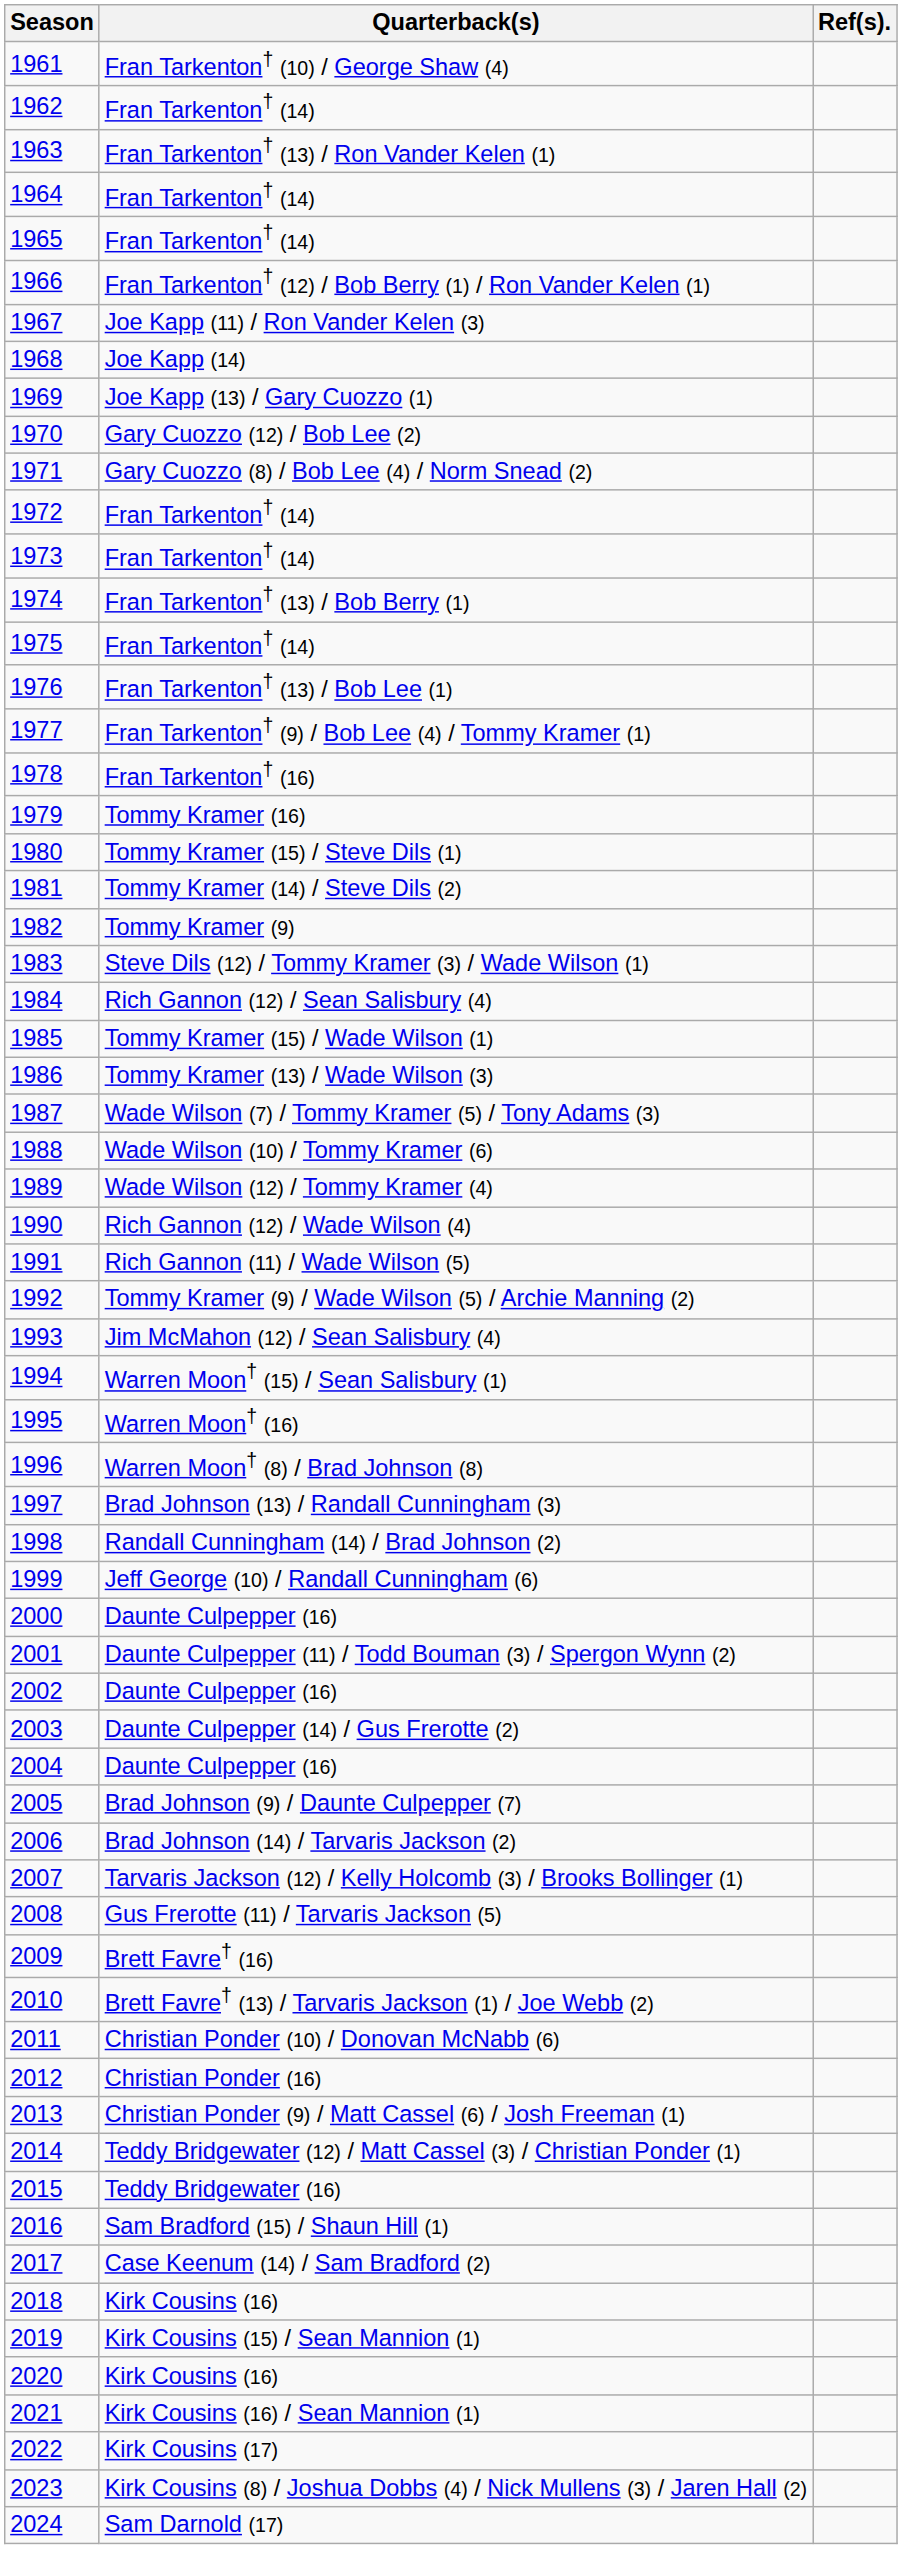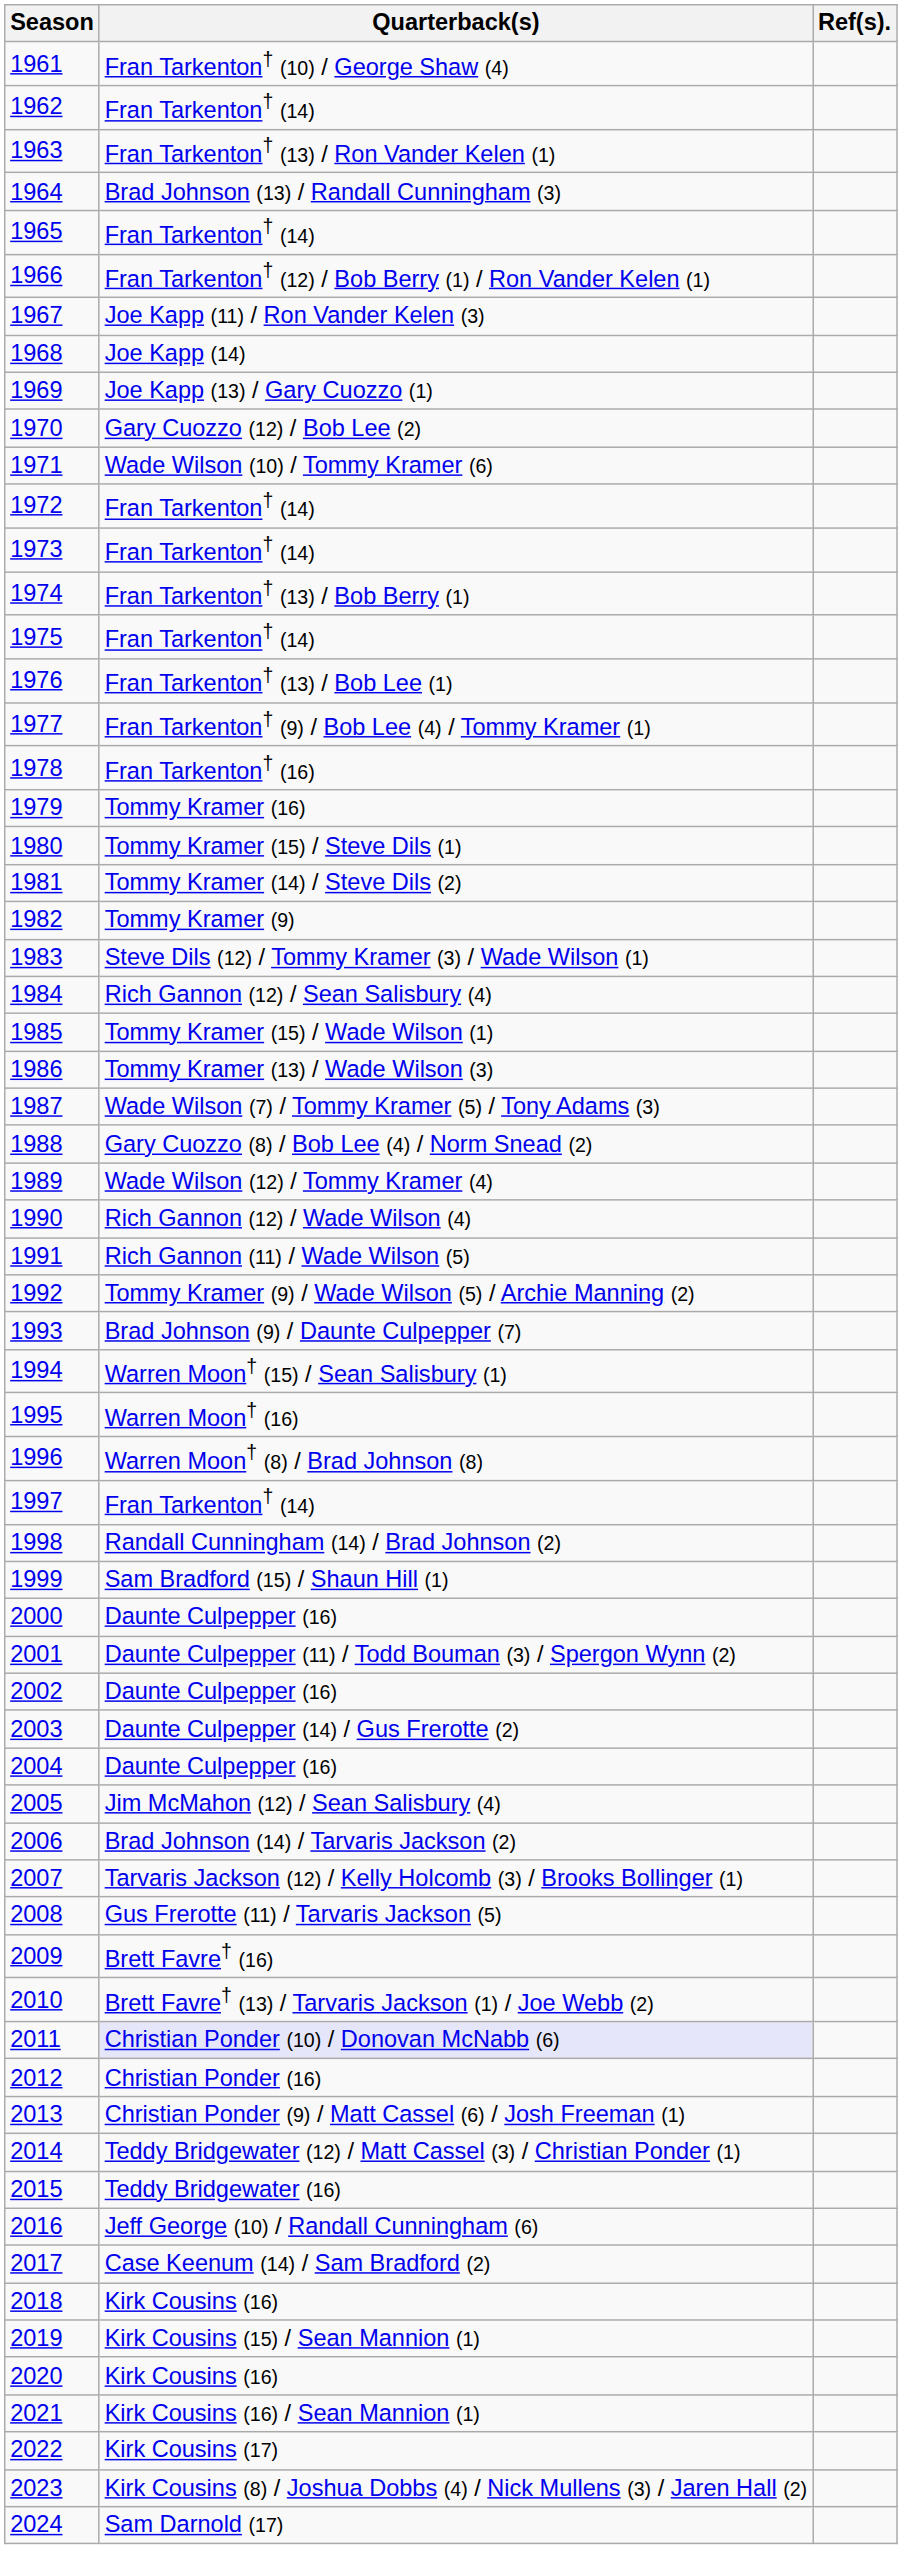(210, 194) Fran Tarkenton† (14) -> (333, 191) Brad Johnson (13) / Randall Cunningham (3)
(349, 471) Gary Cuozzo (8) / Bob Lee (4) / Norm Snead (2) -> (299, 465) Wade Wilson (10) / Tommy Kramer (6)
(299, 1150) Wade Wilson (10) / Tommy Kramer (6) -> (349, 1143) Gary Cuozzo (8) / Bob Lee (4) / Norm Snead (2)
(303, 1336) Jim McMahon (12) / Sean Salisbury (4) -> (313, 1330) Brad Johnson (9) / Daunte Culpepper (7)
(333, 1505) Brad Johnson (13) / Randall Cunningham (3) -> (210, 1501) Fran Tarkenton† (14)
(321, 1579) Jeff George (10) / Randall Cunningham (6) -> (277, 1579) Sam Bradford (15) / Shaun Hill (1)
(313, 1803) Brad Johnson (9) / Daunte Culpepper (7) -> (303, 1803) Jim McMahon (12) / Sean Salisbury (4)
(332, 2040) no background -> (332, 2040) lavender background
(277, 2226) Sam Bradford (15) / Shaun Hill (1) -> (321, 2226) Jeff George (10) / Randall Cunningham (6)
